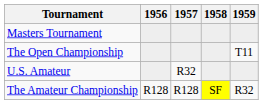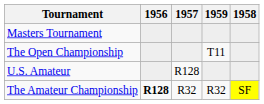columns swapped: (216, 14) <-> (244, 14)
(186, 71) R32 -> (187, 71) R128
(156, 90) normal -> (156, 90) bold
(186, 90) R128 -> (187, 90) R32
